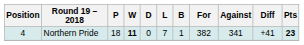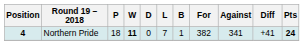(23, 33) normal -> (23, 33) bold
(291, 33) 23 -> (291, 33) 24
